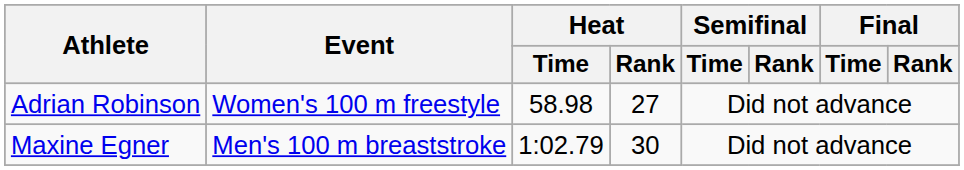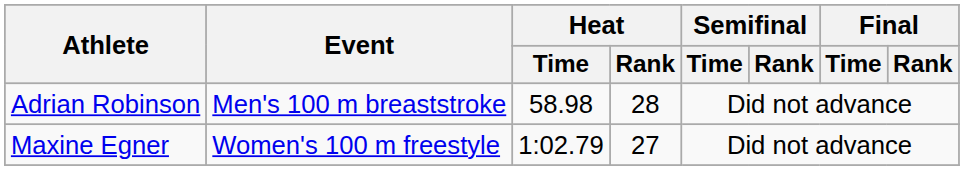(356, 104) Women's 100 m freestyle -> (359, 104) Men's 100 m breaststroke
(645, 104) 27 -> (645, 104) 28
(359, 145) Men's 100 m breaststroke -> (356, 145) Women's 100 m freestyle
(645, 145) 30 -> (645, 145) 27
